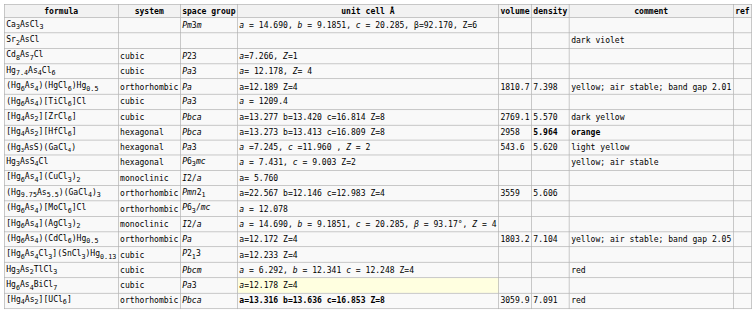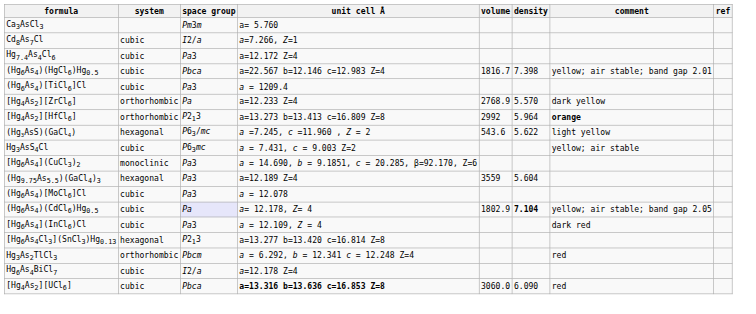(358, 25) a = 14.690, b = 9.1851, c = 20.285, β=92.170, Z=6 -> (259, 25) a= 5.760
- row: (23, 40)
(189, 56) P23 -> (192, 40) I2/a
(276, 71) a= 12.178, Z= 4 -> (268, 56) a=12.172 Z=4
(149, 87) orthorhombic -> (132, 71) cubic
(187, 87) Pa -> (192, 71) Pbca
(268, 87) a=12.189 Z=4 -> (312, 71) a=22.567 b=12.146 c=12.983 Z=4
(515, 87) 1810.7 -> (496, 71) 1816.7
(132, 117) cubic -> (149, 102) orthorhombic
(192, 117) Pbca -> (187, 102) Pa
(312, 117) a=13.277 b=13.420 c=16.814 Z=8 -> (268, 102) a=12.233 Z=4
(515, 117) 2769.1 -> (496, 102) 2768.9
(142, 133) hexagonal -> (149, 117) orthorhombic
(192, 133) Pbca -> (191, 117) P213
(510, 133) 2958 -> (491, 117) 2992
(545, 133) bold -> (526, 117) normal
(189, 148) Pa3 -> (196, 133) P63/mc
(545, 148) 5.620 -> (526, 133) 5.622
(142, 163) hexagonal -> (132, 148) cubic
(192, 178) I2/a -> (189, 163) Pa3
(259, 178) a= 5.760 -> (358, 163) a = 14.690, b = 9.1851, c = 20.285, β=92.170, Z=6
(149, 193) orthorhombic -> (142, 179) hexagonal
(194, 193) Pmn21 -> (189, 179) Pa3
(312, 193) a=22.567 b=12.146 c=12.983 Z=4 -> (268, 179) a=12.189 Z=4
(545, 193) 5.606 -> (526, 179) 5.604
(149, 209) orthorhombic -> (132, 194) cubic
(196, 209) P63/mc -> (189, 194) Pa3
- row: (43, 224)
(149, 239) orthorhombic -> (132, 210) cubic
(187, 239) no background -> (187, 210) lavender background
(268, 239) a=12.172 Z=4 -> (276, 210) a= 12.178, Z= 4
(515, 239) 1803.2 -> (496, 210) 1802.9
(545, 239) normal -> (526, 210) bold
+ row: (46, 225)
(132, 255) cubic -> (142, 240) hexagonal
(268, 255) a=12.233 Z=4 -> (312, 240) a=13.277 b=13.420 c=16.814 Z=8
(132, 270) cubic -> (149, 256) orthorhombic
(189, 285) Pa3 -> (192, 271) I2/a
(268, 285) lightyellow background -> (268, 271) no background
(149, 301) orthorhombic -> (132, 286) cubic
(515, 301) 3059.9 -> (496, 286) 3060.0
(545, 301) 7.091 -> (526, 286) 6.090
